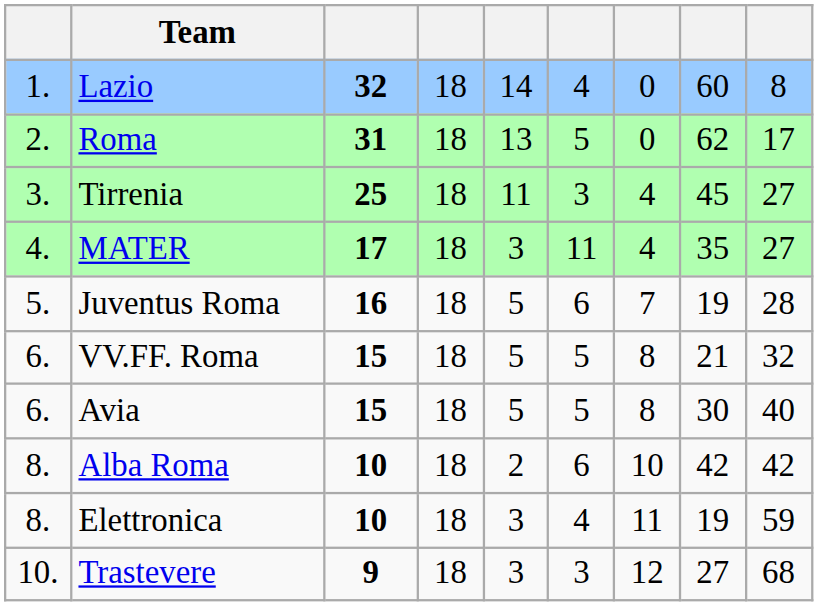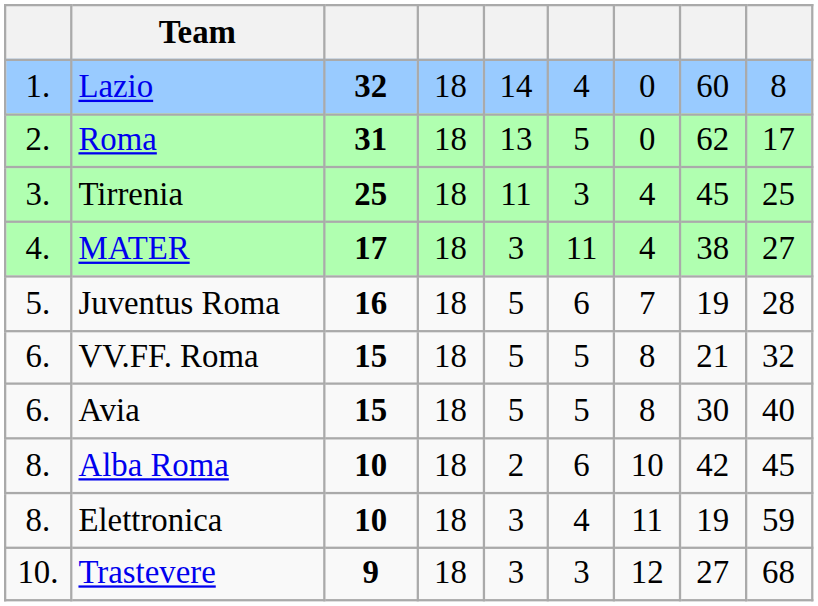(778, 194) 27 -> (778, 194) 25
(713, 248) 35 -> (713, 248) 38
(778, 465) 42 -> (778, 465) 45
